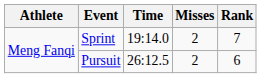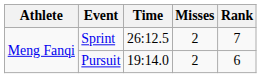(148, 39) 19:14.0 -> (148, 39) 26:12.5
(148, 61) 26:12.5 -> (148, 61) 19:14.0
